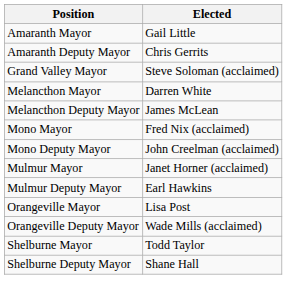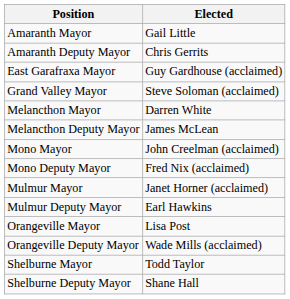+ row: (61, 71)
(197, 129) Fred Nix (acclaimed) -> (212, 149) John Creelman (acclaimed)
(212, 149) John Creelman (acclaimed) -> (197, 168) Fred Nix (acclaimed)
